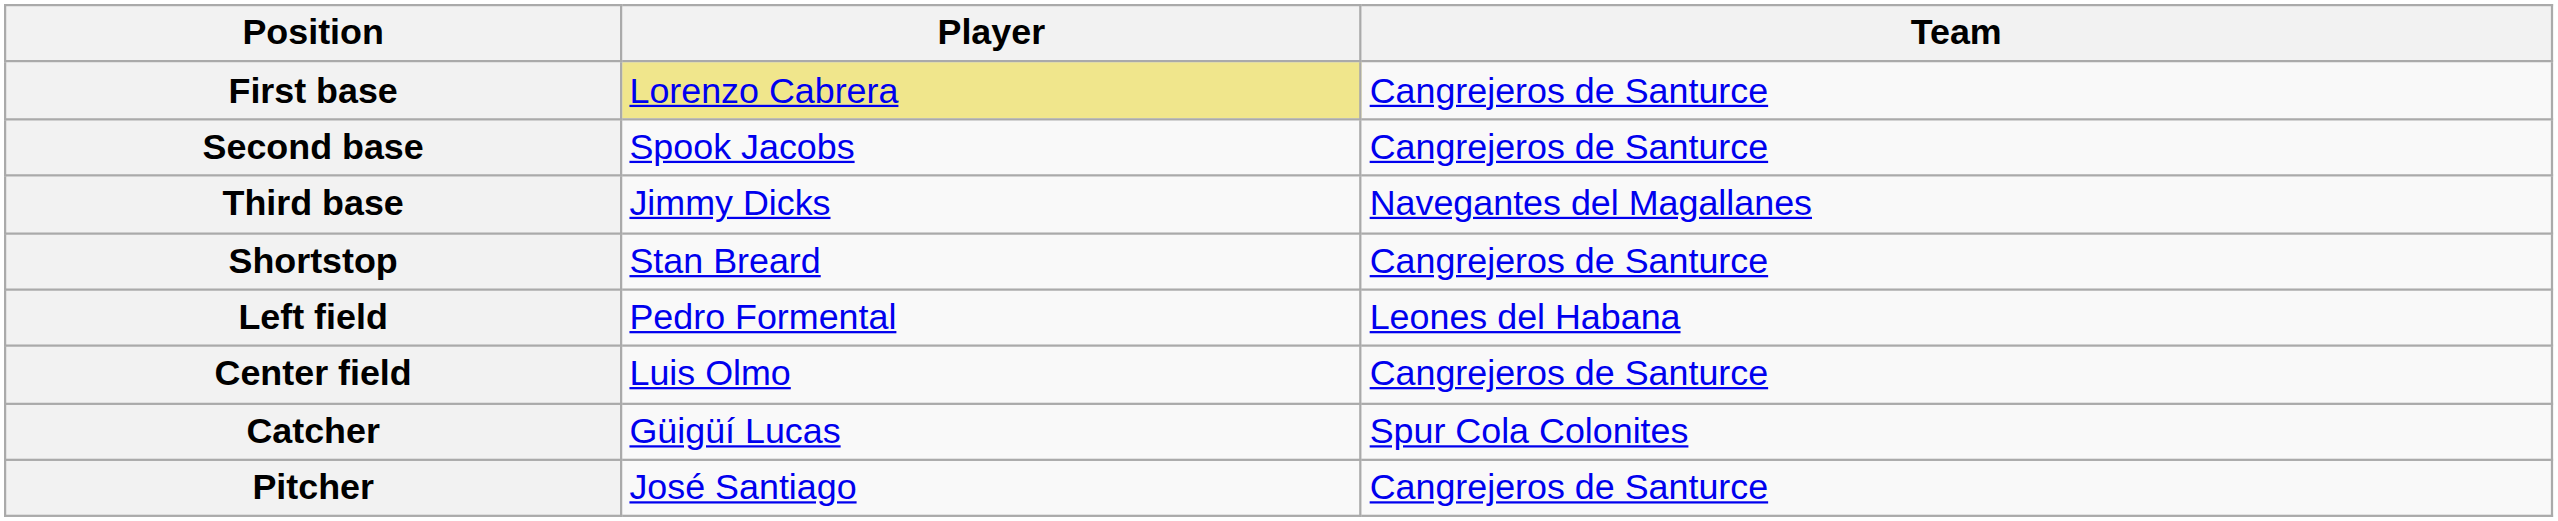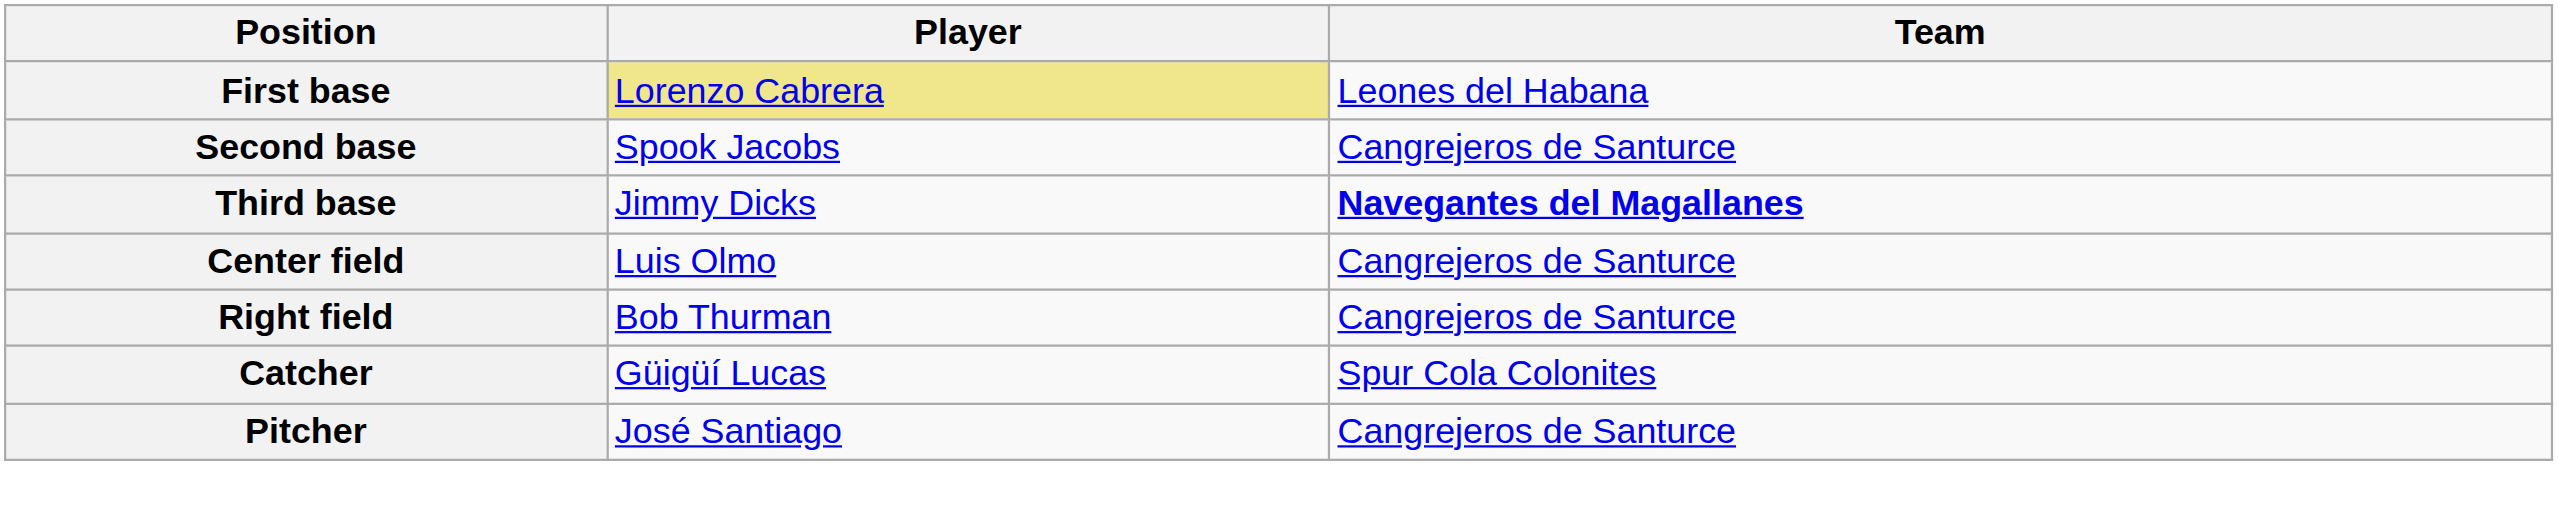(1569, 89) Cangrejeros de Santurce -> (1493, 89) Leones del Habana
(1591, 203) normal -> (1571, 203) bold
- row: (313, 260)
- row: (313, 317)
+ row: (306, 317)
